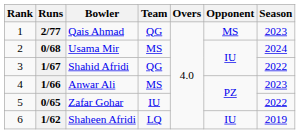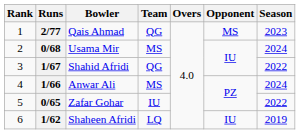(276, 84) 2023 -> (276, 84) 2024
